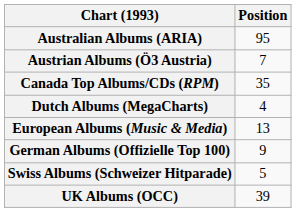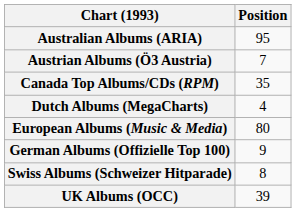(263, 128) 13 -> (263, 128) 80
(263, 173) 5 -> (263, 173) 8
